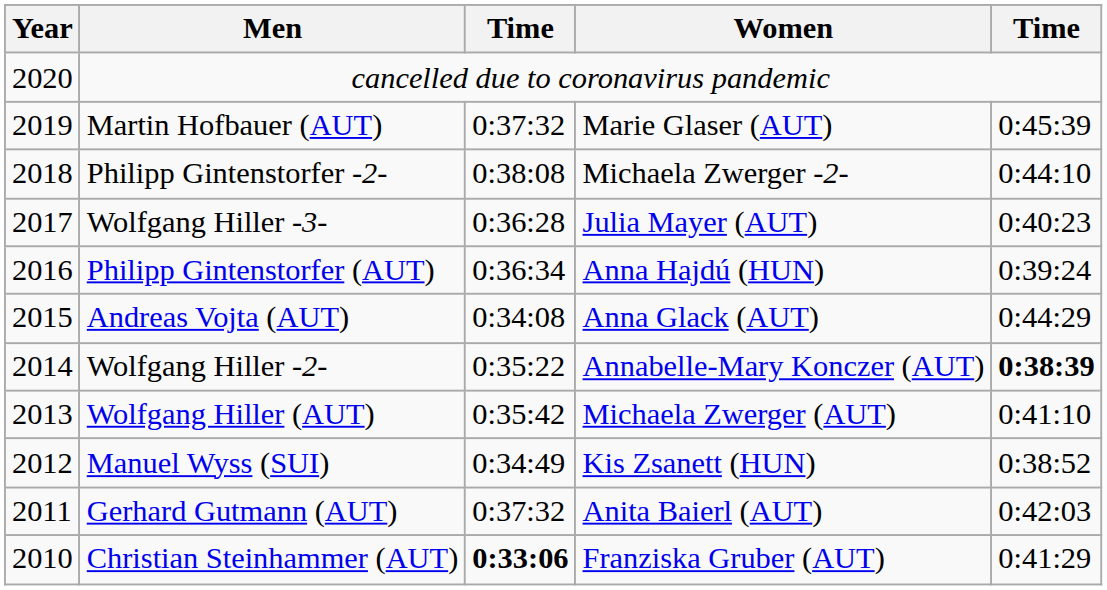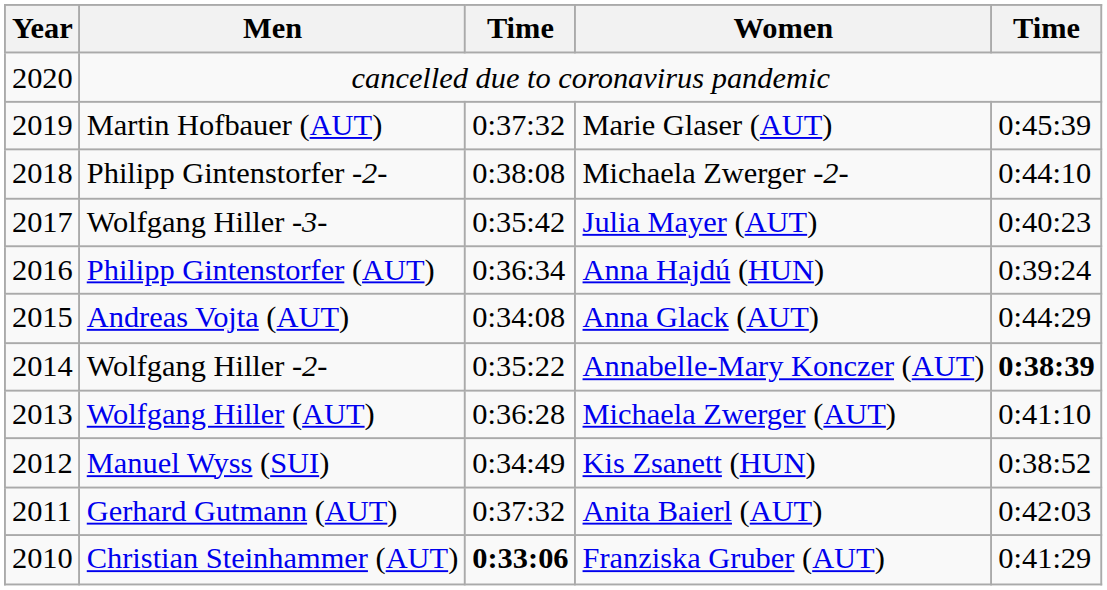(519, 221) 0:36:28 -> (519, 221) 0:35:42
(519, 414) 0:35:42 -> (519, 414) 0:36:28
